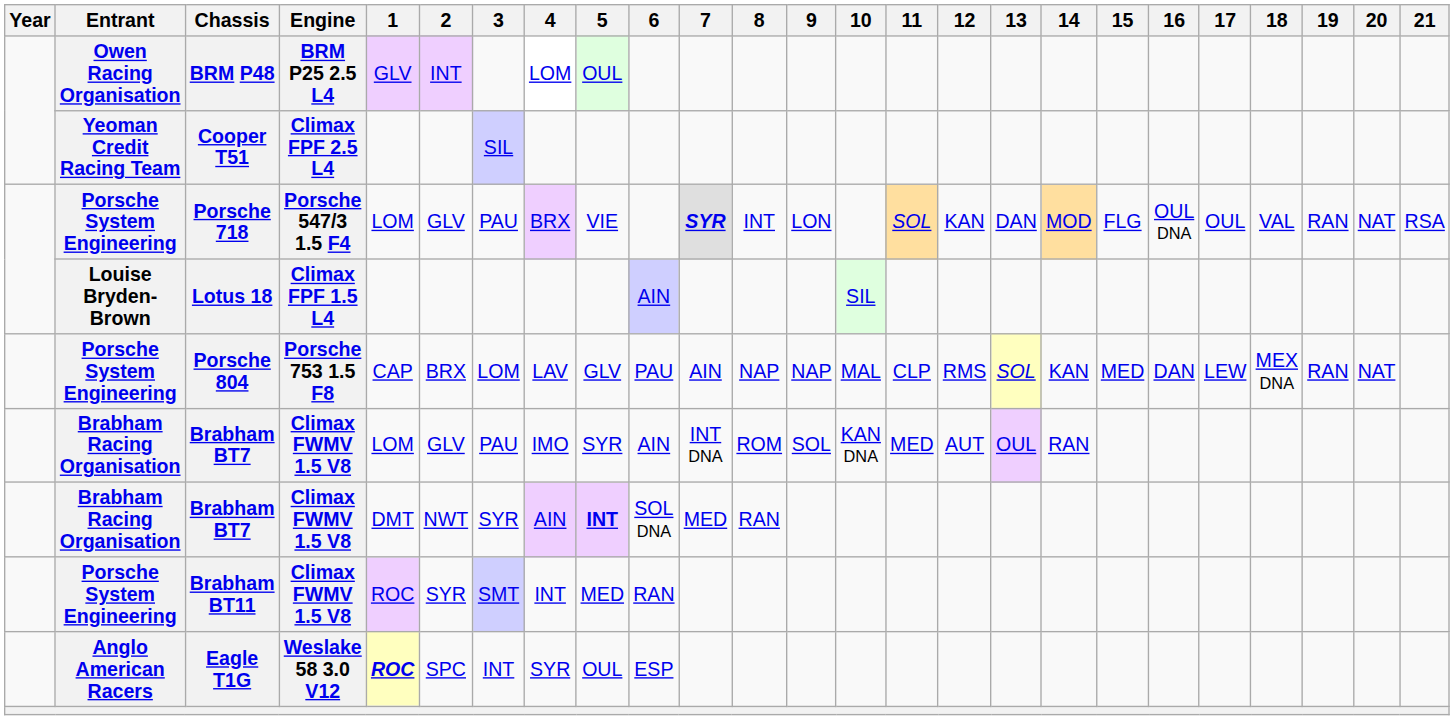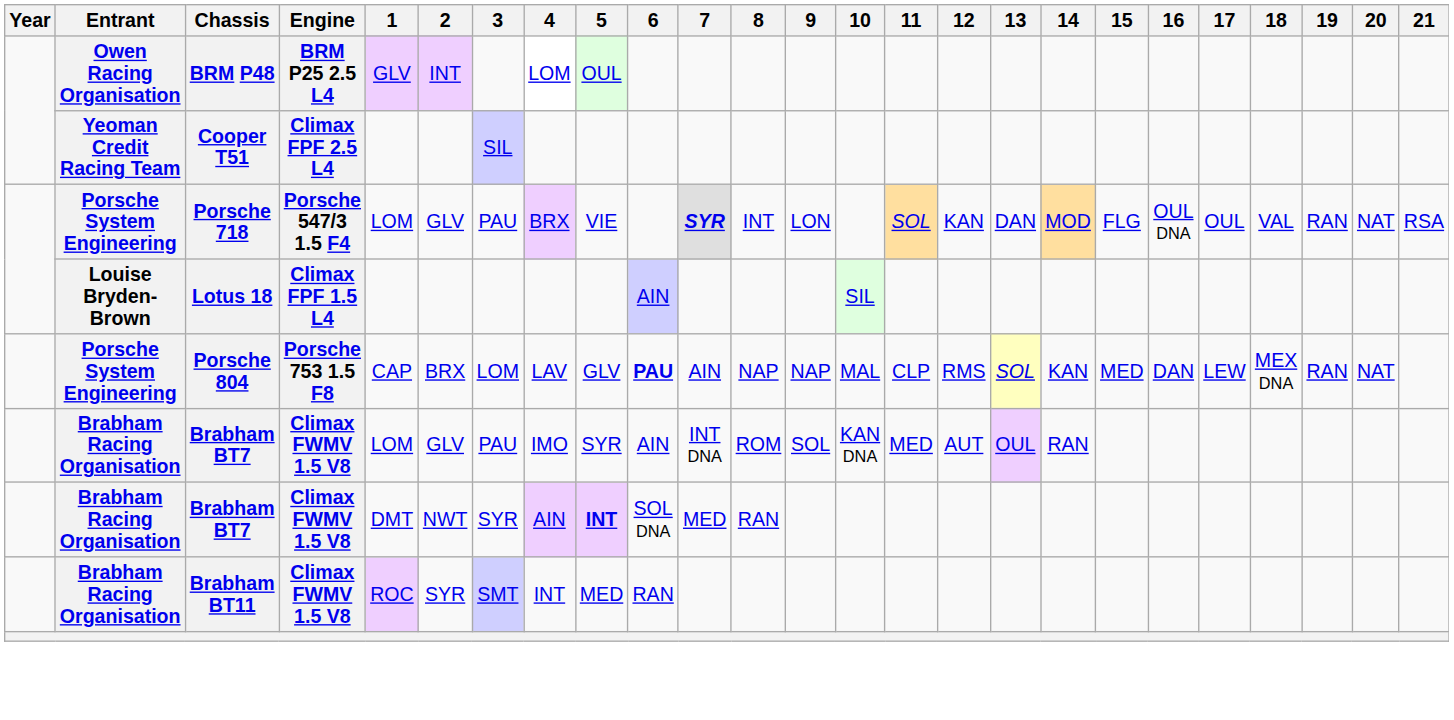(654, 371) normal -> (653, 371) bold
(120, 594) Porsche System Engineering -> (120, 594) Brabham Racing Organisation
- row: (232, 669)
